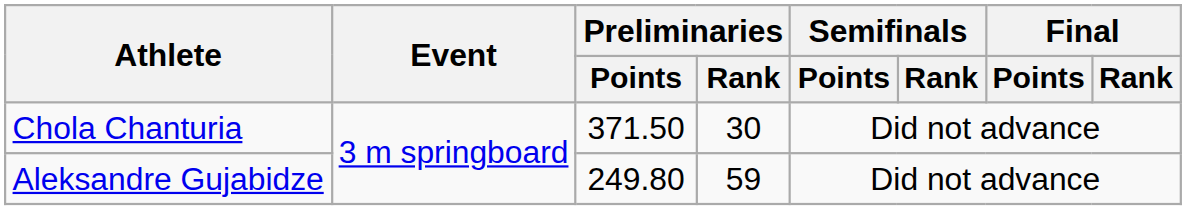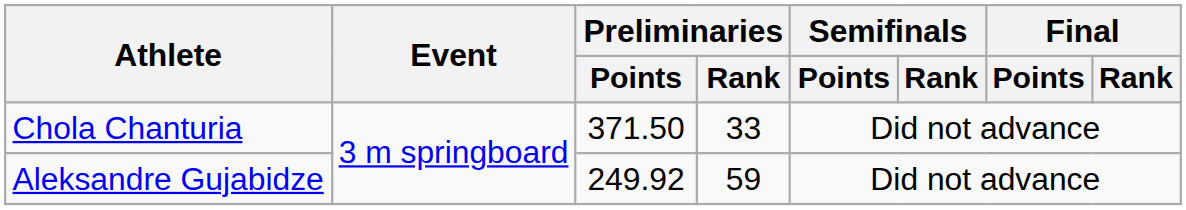(743, 128) 30 -> (743, 128) 33
(636, 179) 249.80 -> (636, 179) 249.92
